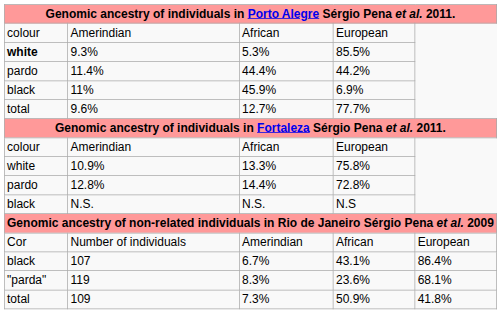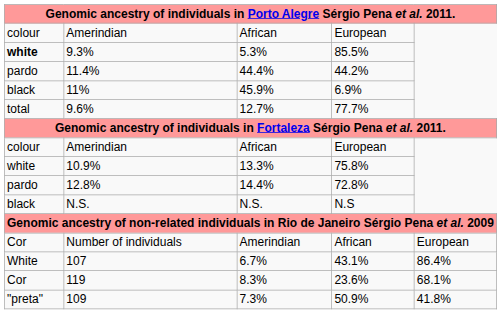(21, 261) black -> (22, 261) White
(27, 280) "parda" -> (17, 280) Cor
(18, 299) total -> (25, 299) "preta"
